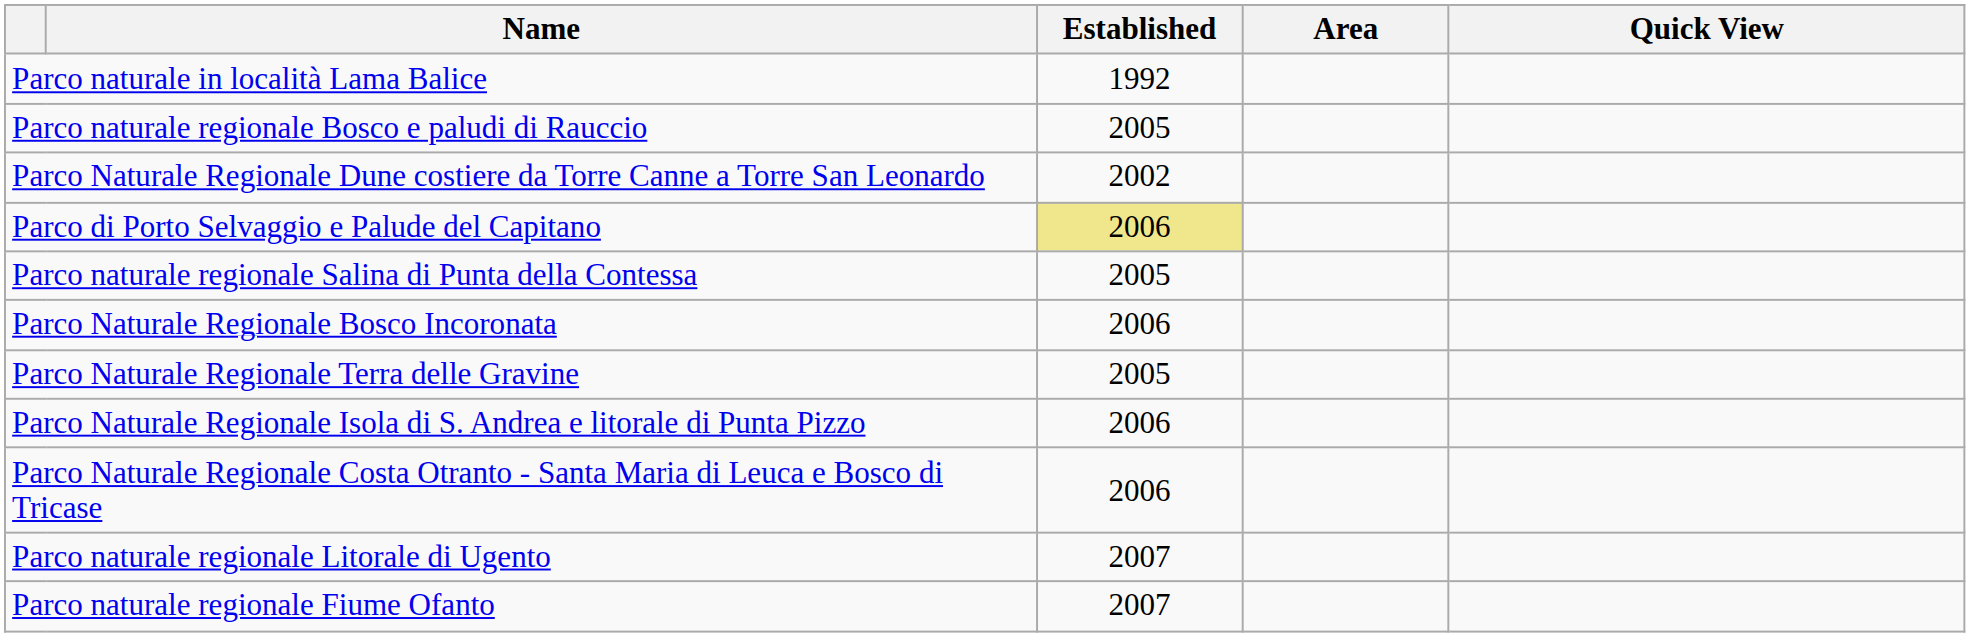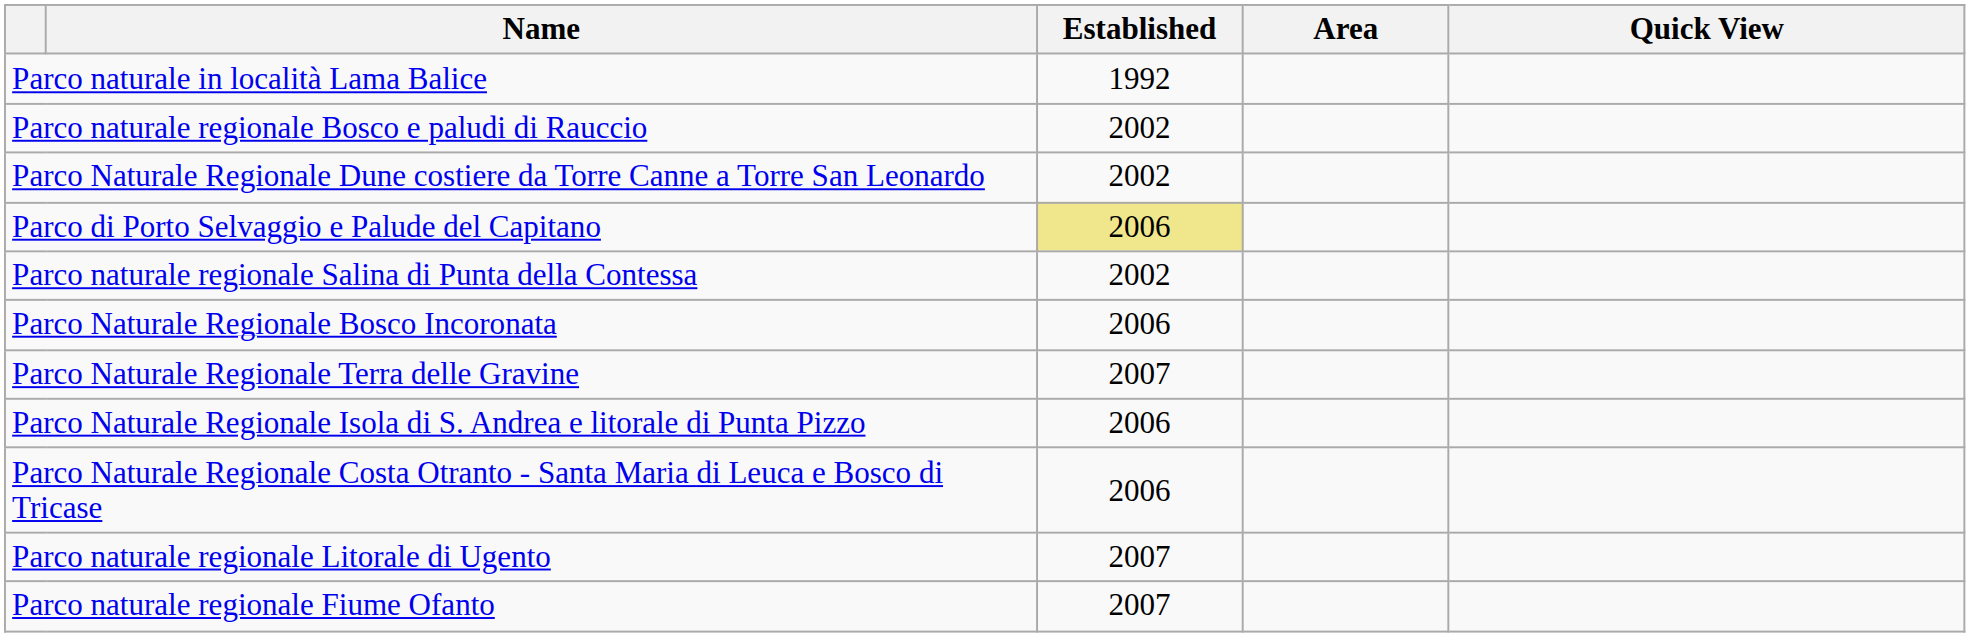(1140, 127) 2005 -> (1140, 127) 2002
(1140, 275) 2005 -> (1140, 275) 2002
(1140, 373) 2005 -> (1140, 373) 2007
